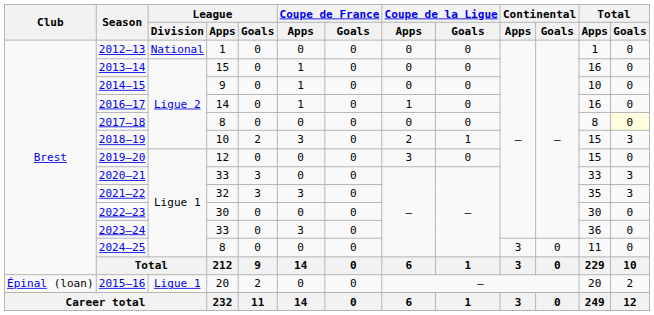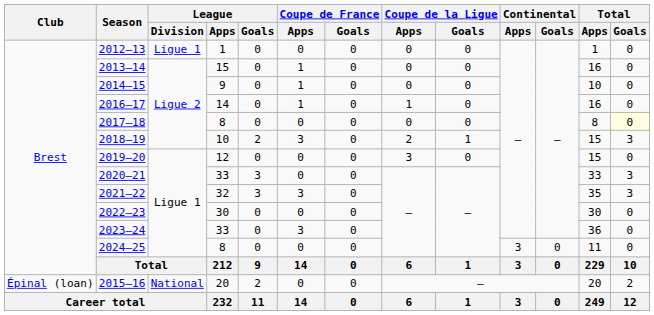(177, 49) National -> (177, 49) Ligue 1
(177, 284) Ligue 1 -> (177, 284) National
